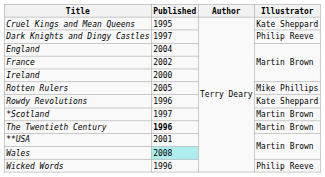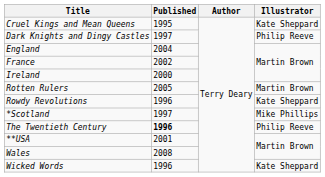(287, 88) Mike Phillips -> (285, 88) Martin Brown
(285, 114) Martin Brown -> (287, 114) Mike Phillips
(285, 127) Martin Brown -> (285, 127) Philip Reeve
(163, 153) paleturquoise background -> (163, 153) no background
(285, 166) Philip Reeve -> (287, 166) Kate Sheppard
